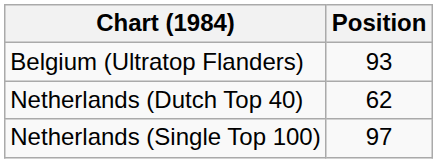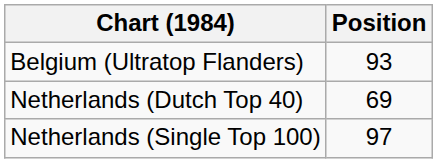(379, 99) 62 -> (379, 99) 69
